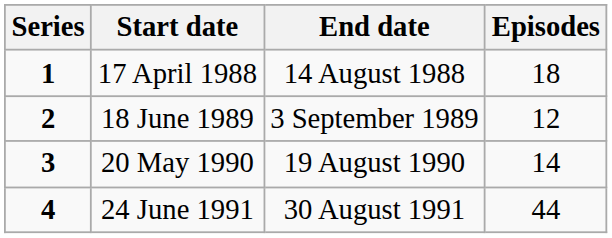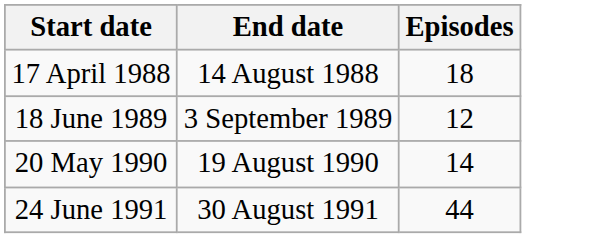- column: (48, 27)
